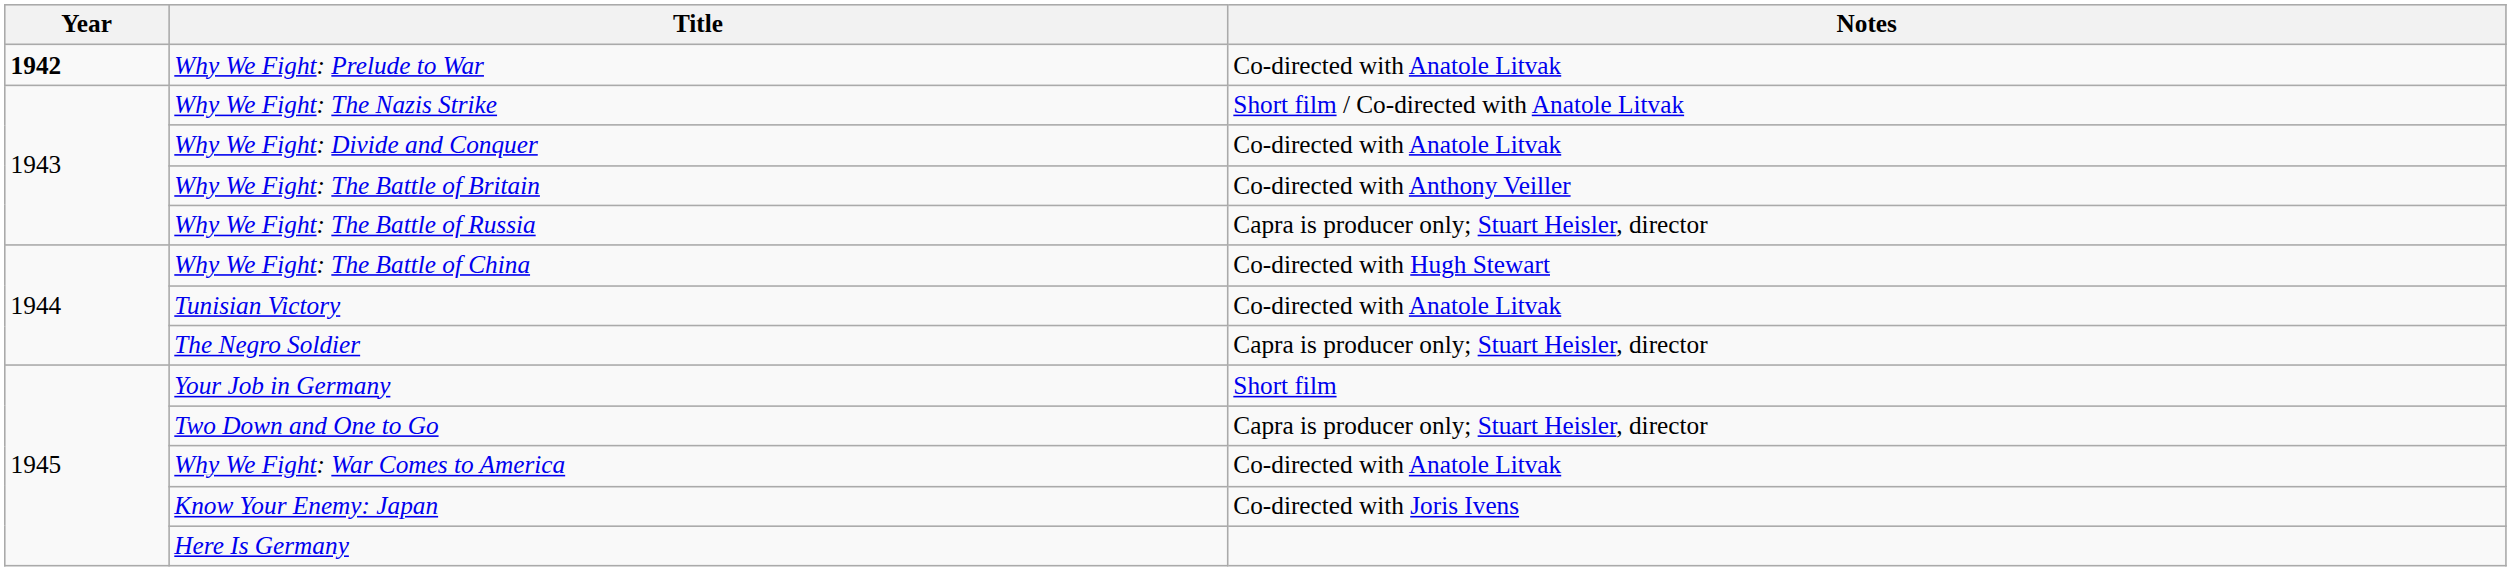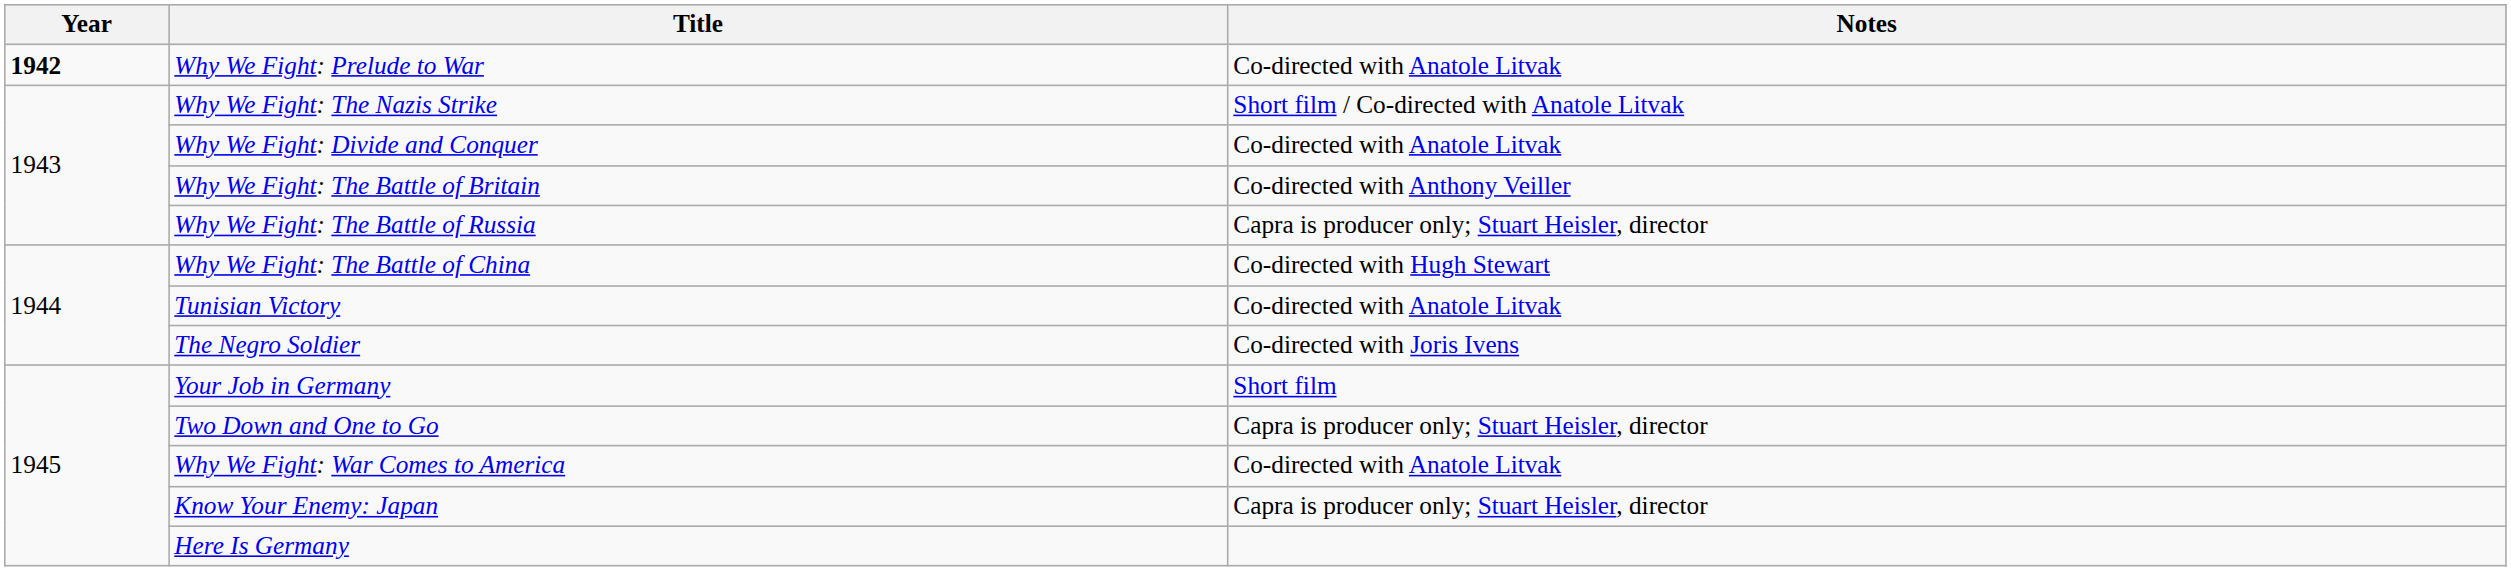(1470, 345) Capra is producer only; Stuart Heisler, director -> (1376, 345) Co-directed with Joris Ivens
(1376, 505) Co-directed with Joris Ivens -> (1470, 505) Capra is producer only; Stuart Heisler, director
